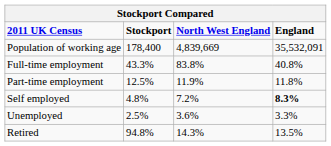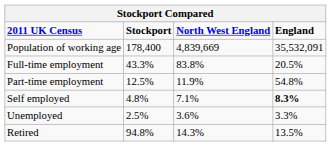(289, 64) 40.8% -> (289, 64) 20.5%
(289, 81) 11.8% -> (289, 81) 54.8%
(187, 98) 7.2% -> (187, 98) 7.1%
